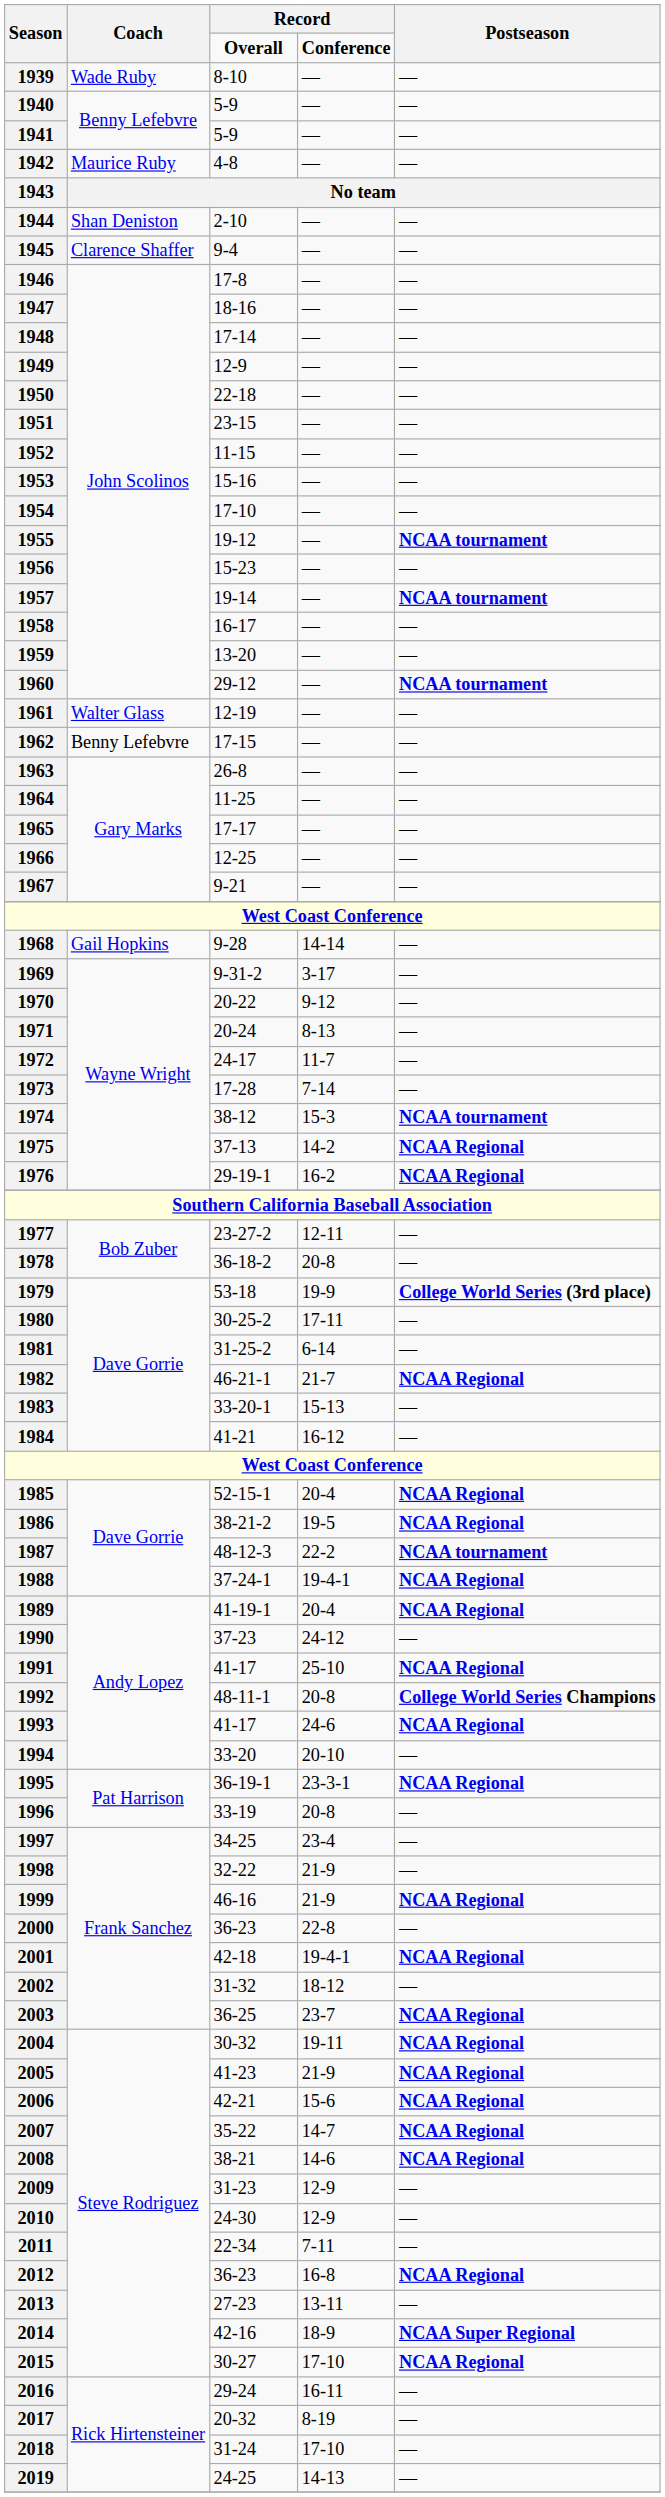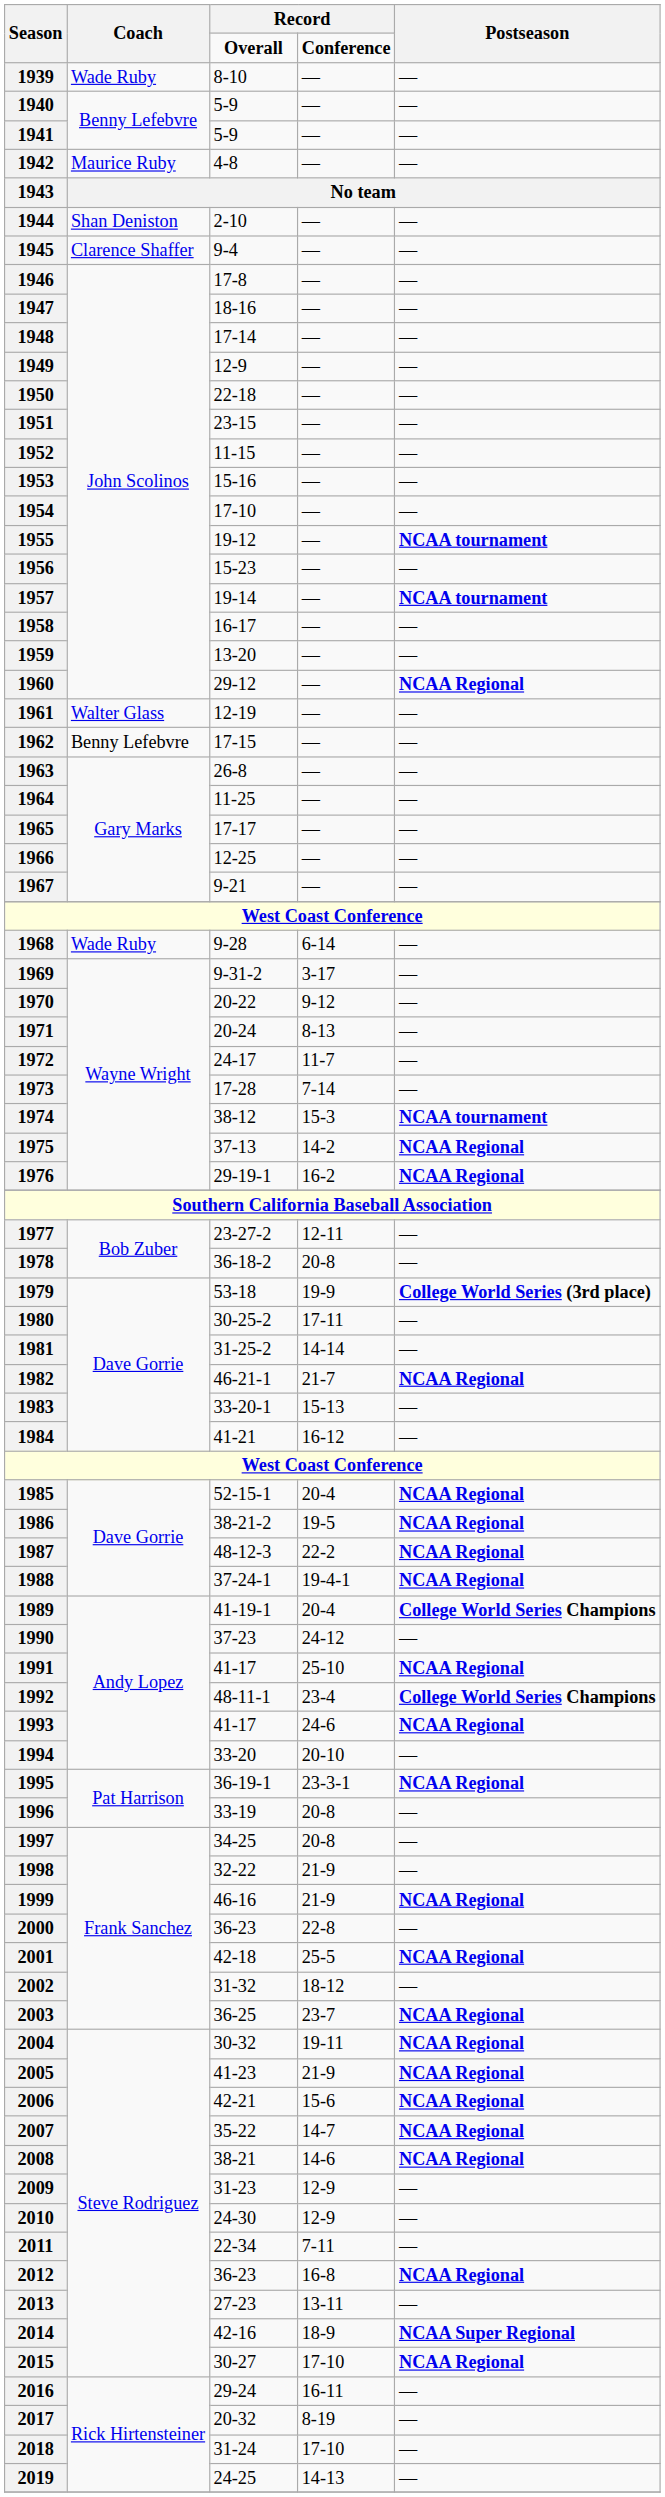(473, 684) NCAA tournament -> (462, 684) NCAA Regional
(120, 944) Gail Hopkins -> (113, 944) Wade Ruby
(323, 944) 14-14 -> (318, 944) 6-14
(318, 1349) 6-14 -> (323, 1349) 14-14
(473, 1552) NCAA tournament -> (462, 1552) NCAA Regional
(462, 1609) NCAA Regional -> (527, 1609) College World Series Champions
(318, 1696) 20-8 -> (318, 1696) 23-4
(318, 1841) 23-4 -> (318, 1841) 20-8
(326, 1957) 19-4-1 -> (318, 1957) 25-5
